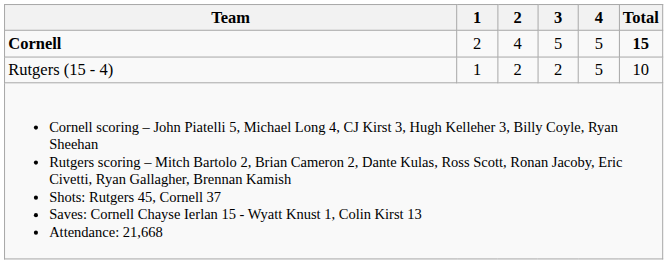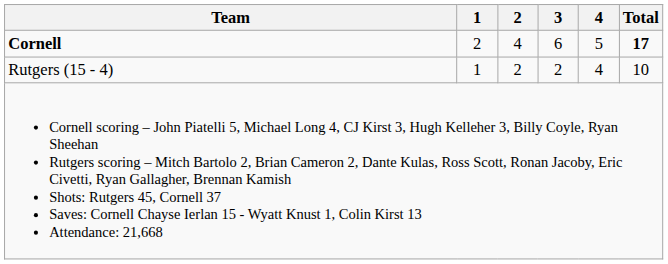(558, 43) 5 -> (558, 43) 6
(641, 43) 15 -> (641, 43) 17
(599, 69) 5 -> (599, 69) 4
